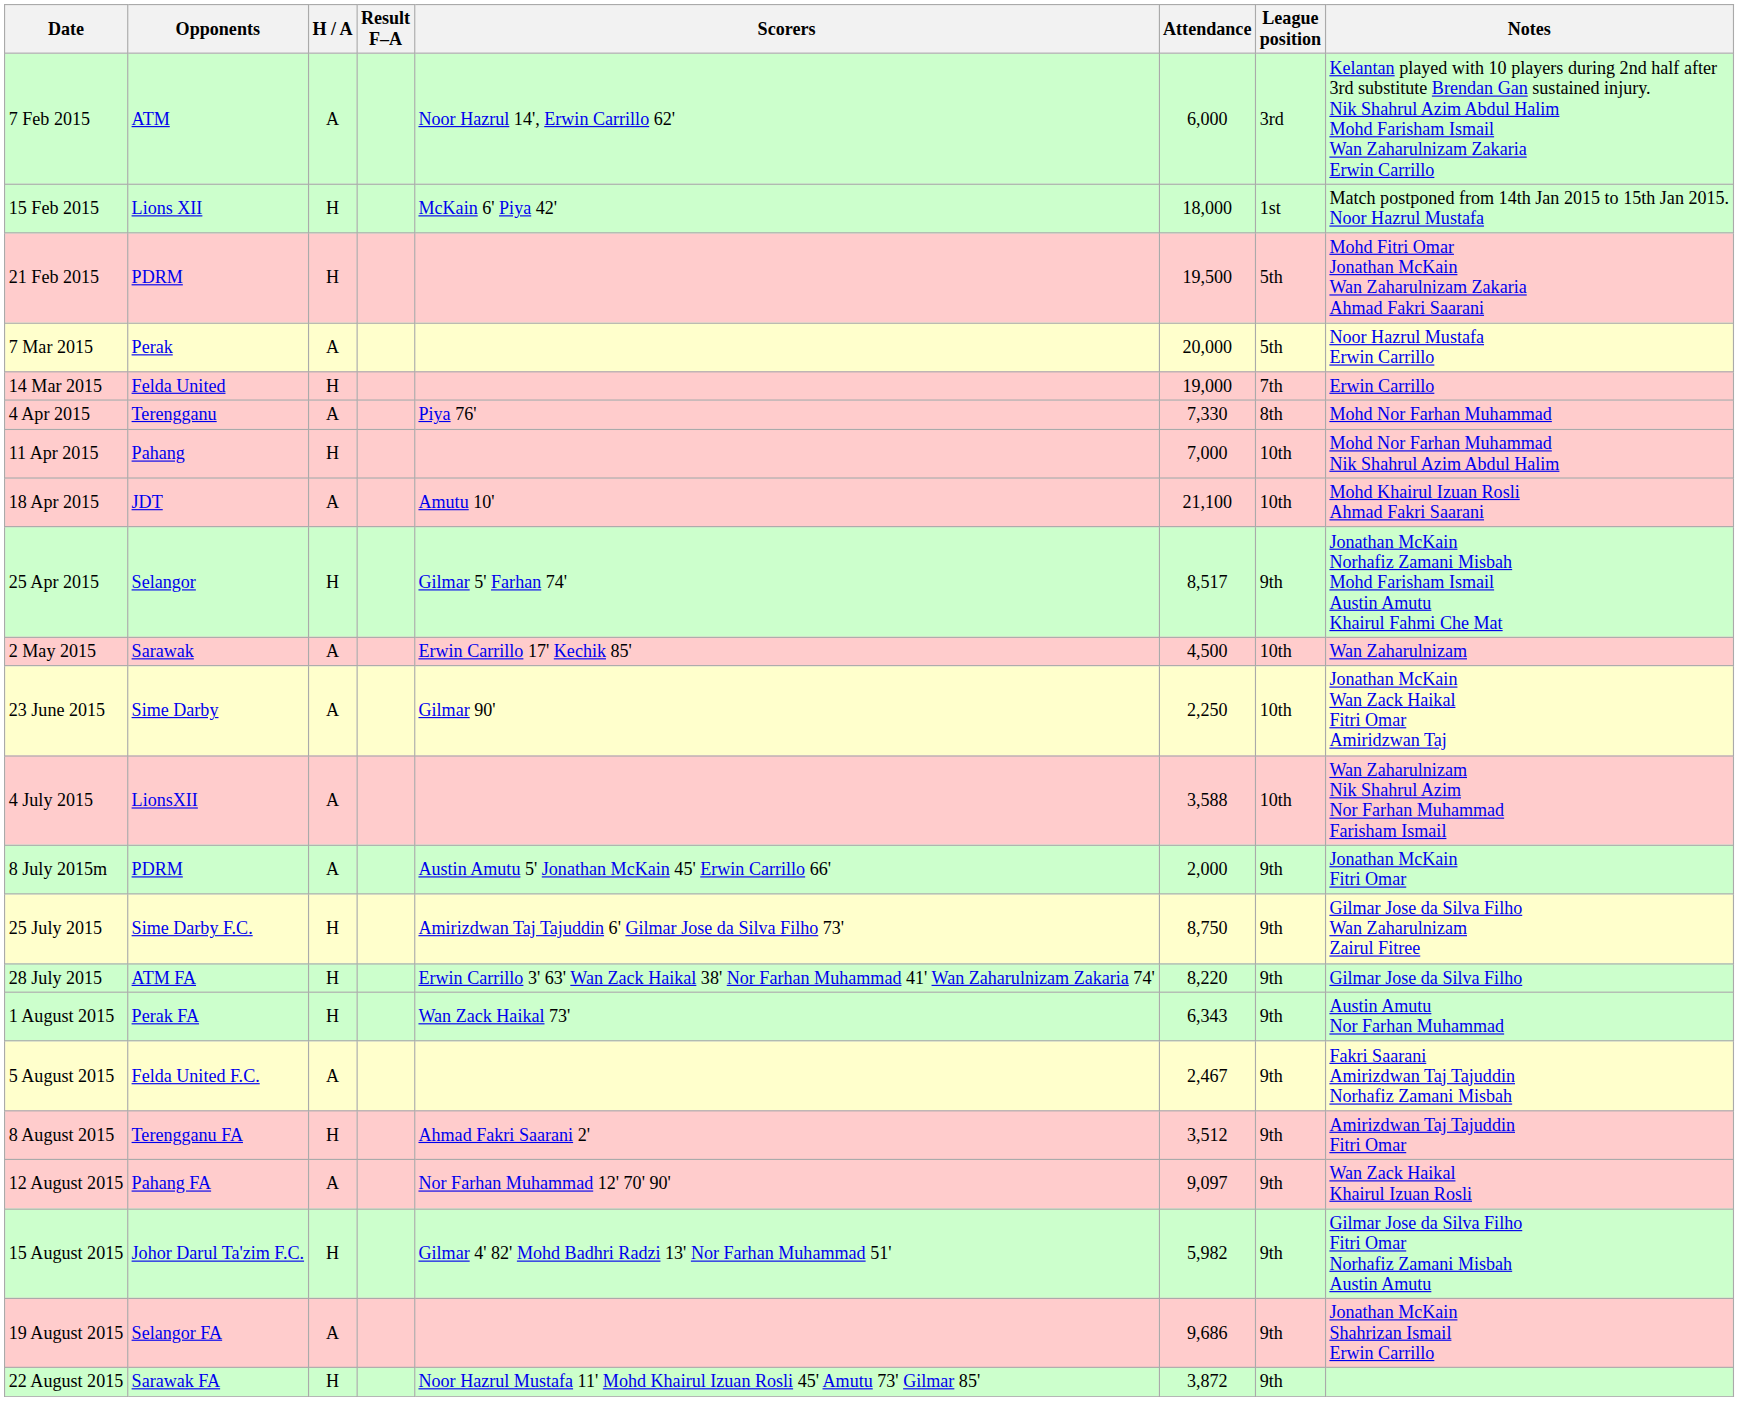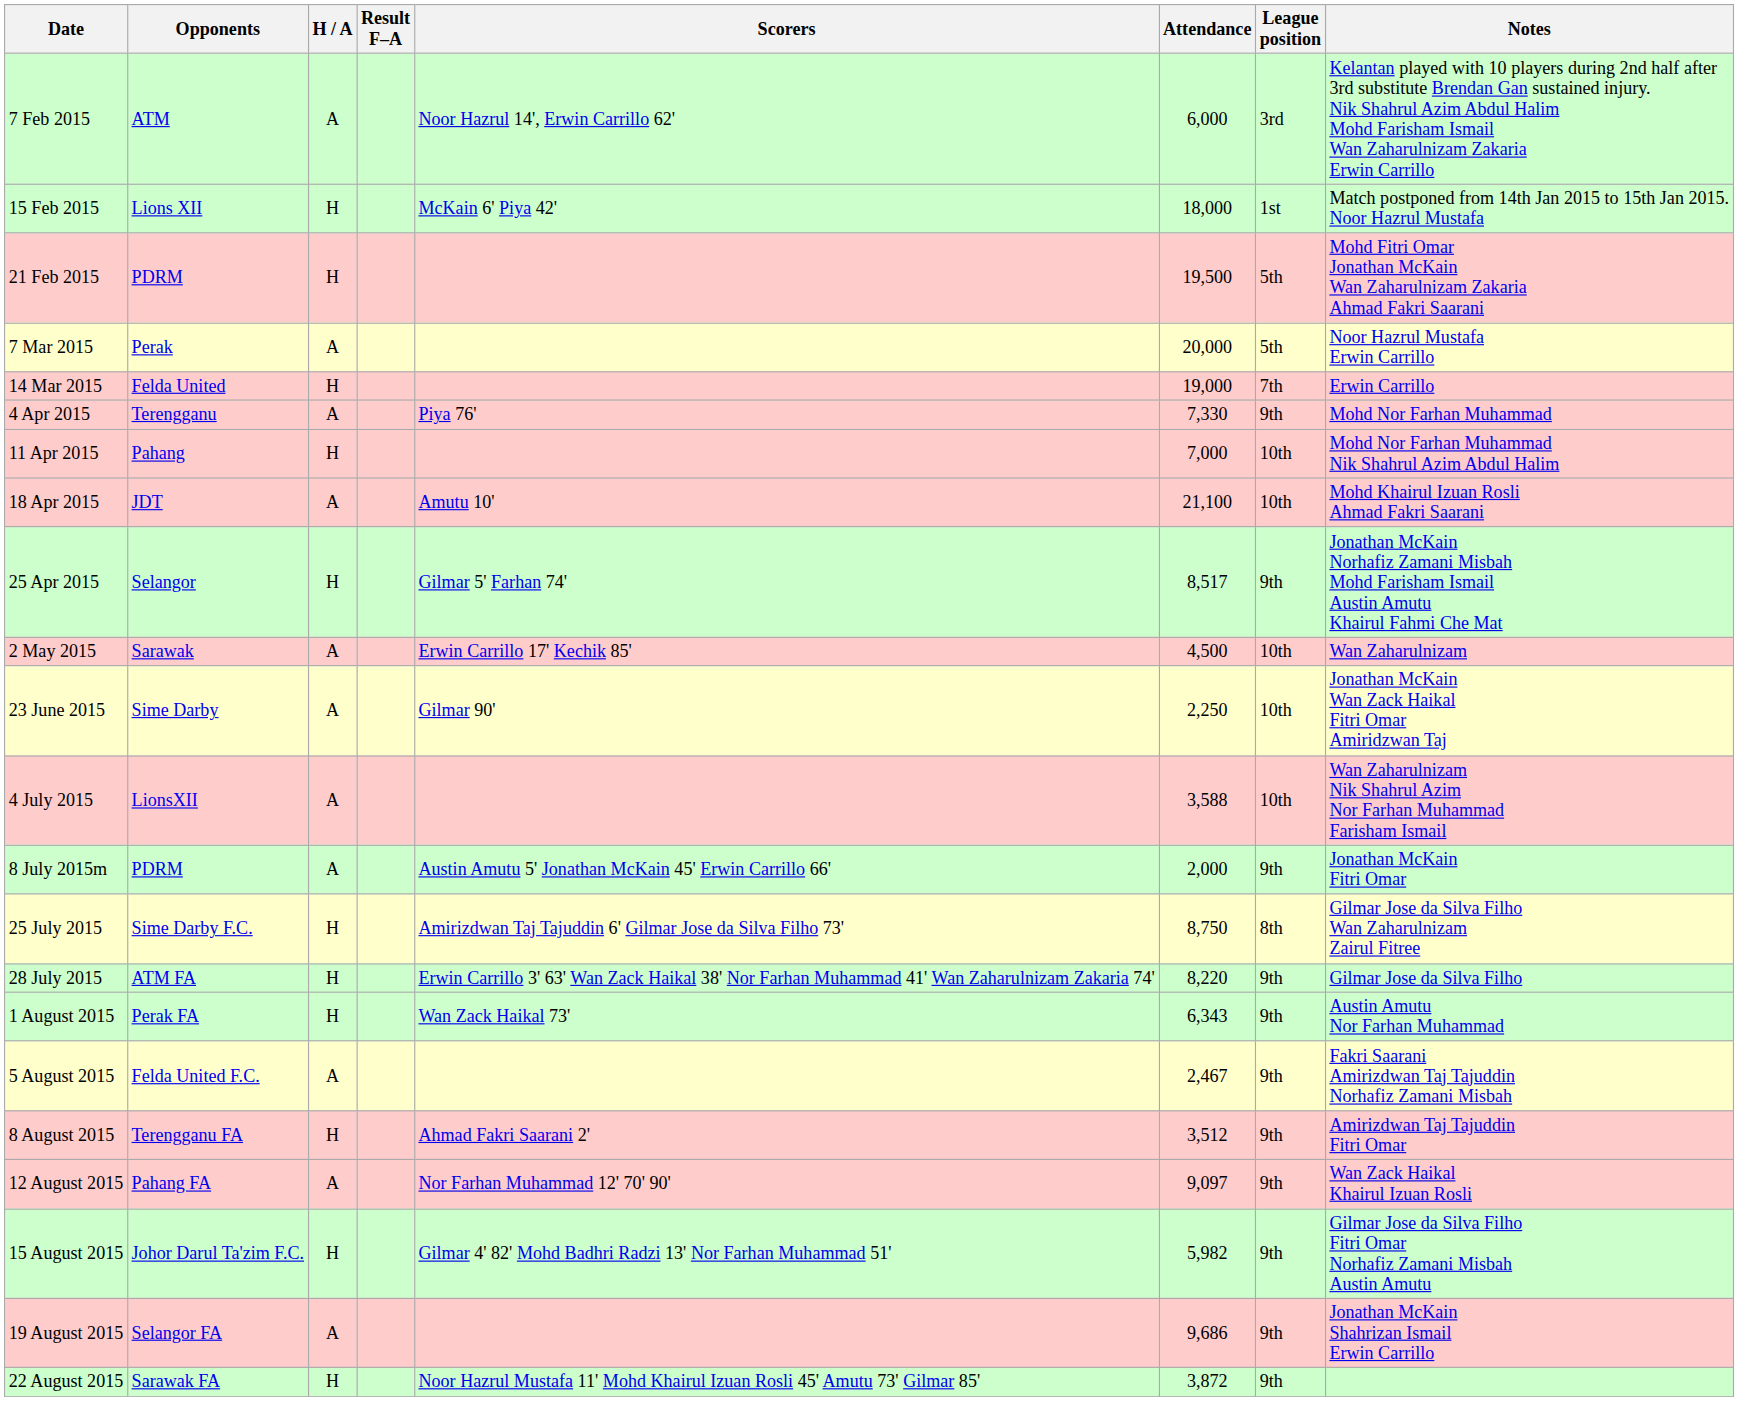(1271, 414) 8th -> (1271, 414) 9th
(1271, 928) 9th -> (1271, 928) 8th
